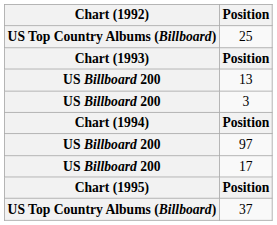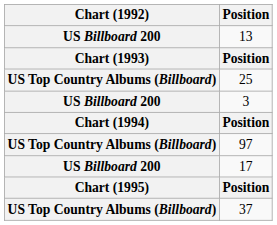rows swapped: (246, 36) <-> (246, 79)
(112, 144) US Billboard 200 -> (112, 144) US Top Country Albums (Billboard)
